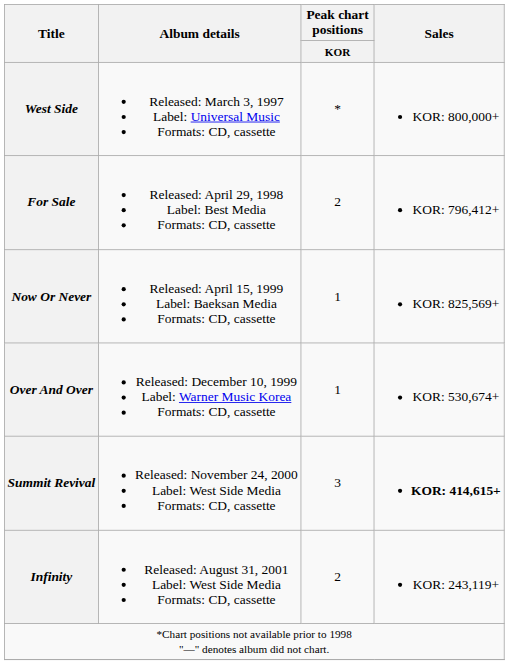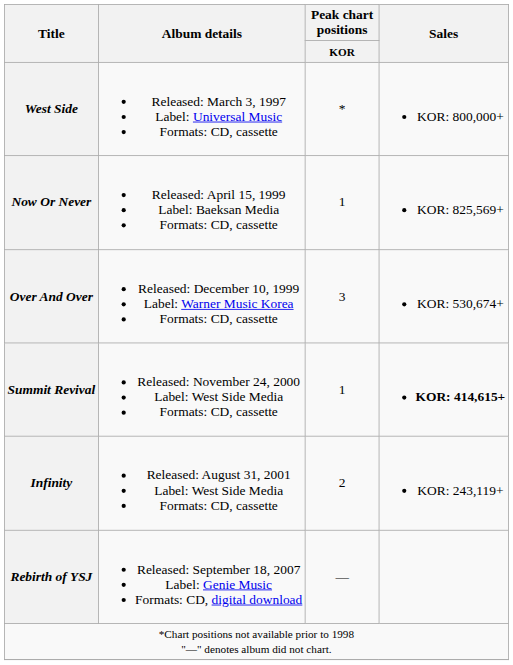- row: (51, 202)
(338, 389) 1 -> (342, 296) 3
(338, 483) 3 -> (342, 389) 1
+ row: (51, 576)
